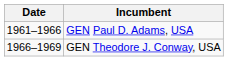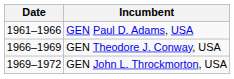+ row: (147, 64)
